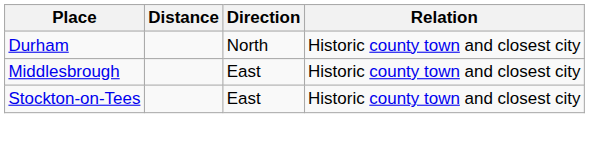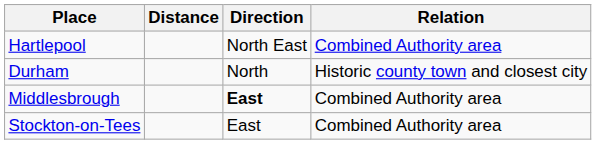+ row: (47, 44)
(244, 71) normal -> (245, 98) bold
(444, 71) Historic county town and closest city -> (408, 98) Combined Authority area
(444, 98) Historic county town and closest city -> (408, 125) Combined Authority area
